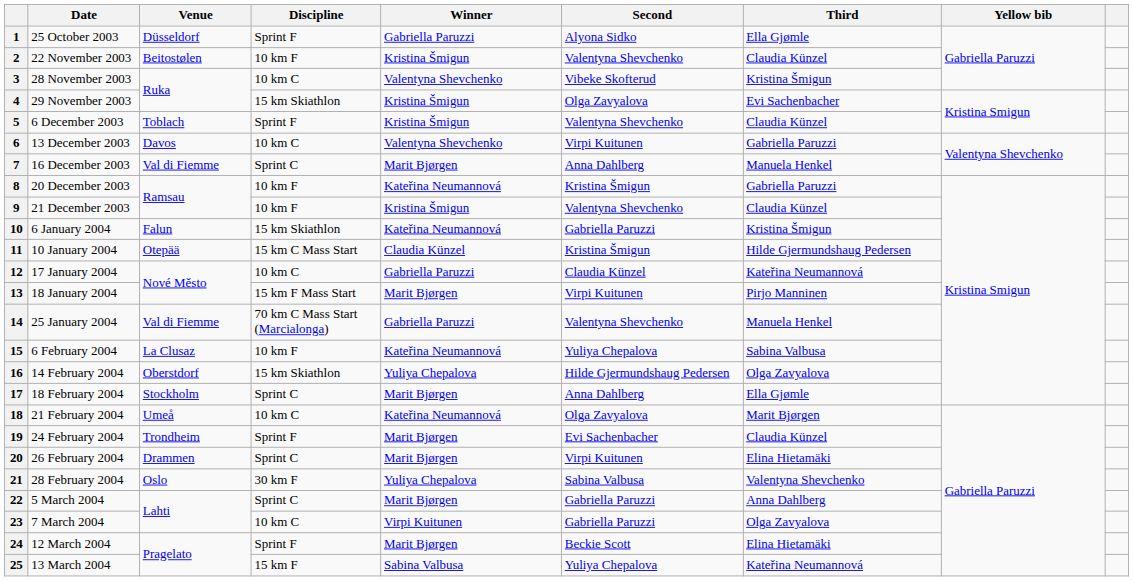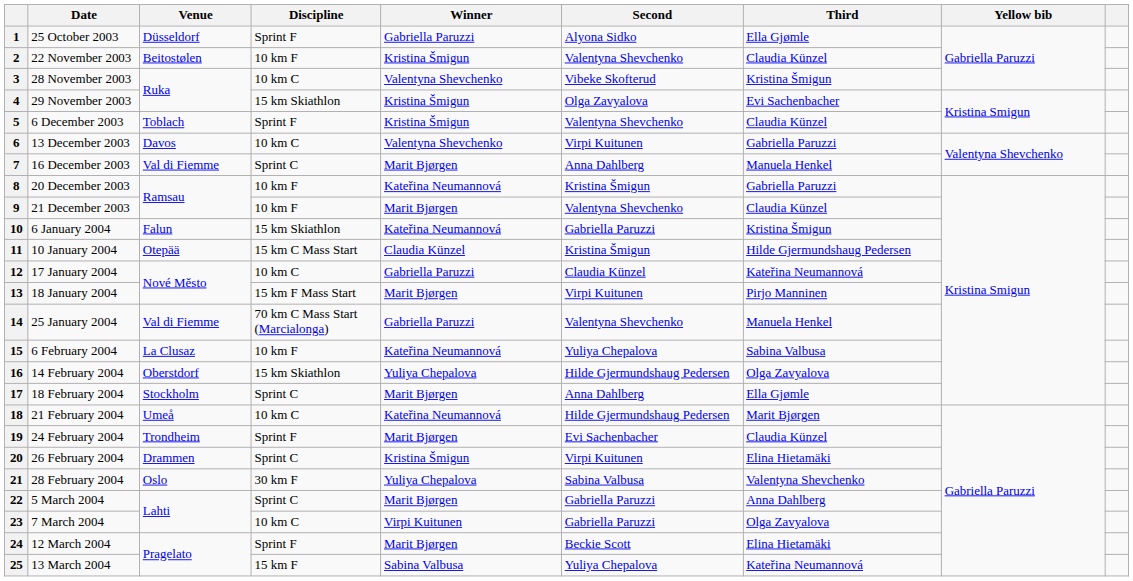(427, 207) Kristina Šmigun -> (421, 207) Marit Bjørgen
(606, 415) Olga Zavyalova -> (647, 415) Hilde Gjermundshaug Pedersen
(421, 458) Marit Bjørgen -> (427, 458) Kristina Šmigun
